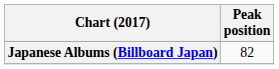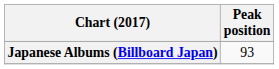(247, 52) 82 -> (247, 52) 93
